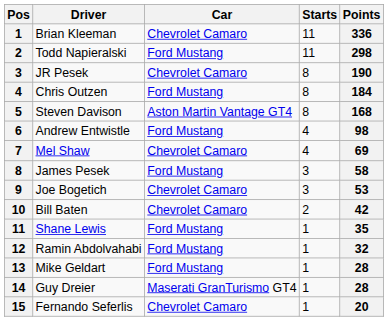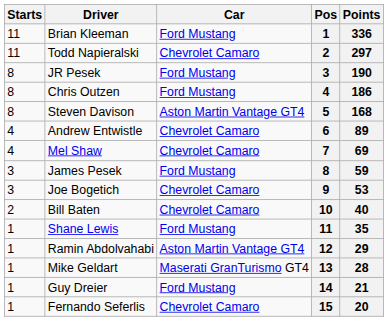columns swapped: (19, 14) <-> (320, 14)
(197, 34) Chevrolet Camaro -> (198, 34) Ford Mustang
(185, 53) Ford Mustang -> (210, 53) Chevrolet Camaro
(362, 53) 298 -> (362, 53) 297
(197, 73) Chevrolet Camaro -> (198, 73) Ford Mustang
(362, 92) 184 -> (362, 92) 186
(185, 131) Ford Mustang -> (210, 131) Chevrolet Camaro
(362, 131) 98 -> (362, 131) 89
(362, 170) 58 -> (362, 170) 59
(362, 209) 42 -> (362, 209) 40
(185, 248) Ford Mustang -> (232, 248) Aston Martin Vantage GT4
(362, 248) 32 -> (362, 248) 29
(185, 268) Ford Mustang -> (234, 268) Maserati GranTurismo GT4
(222, 287) Maserati GranTurismo GT4 -> (198, 287) Ford Mustang
(362, 287) 28 -> (362, 287) 21
